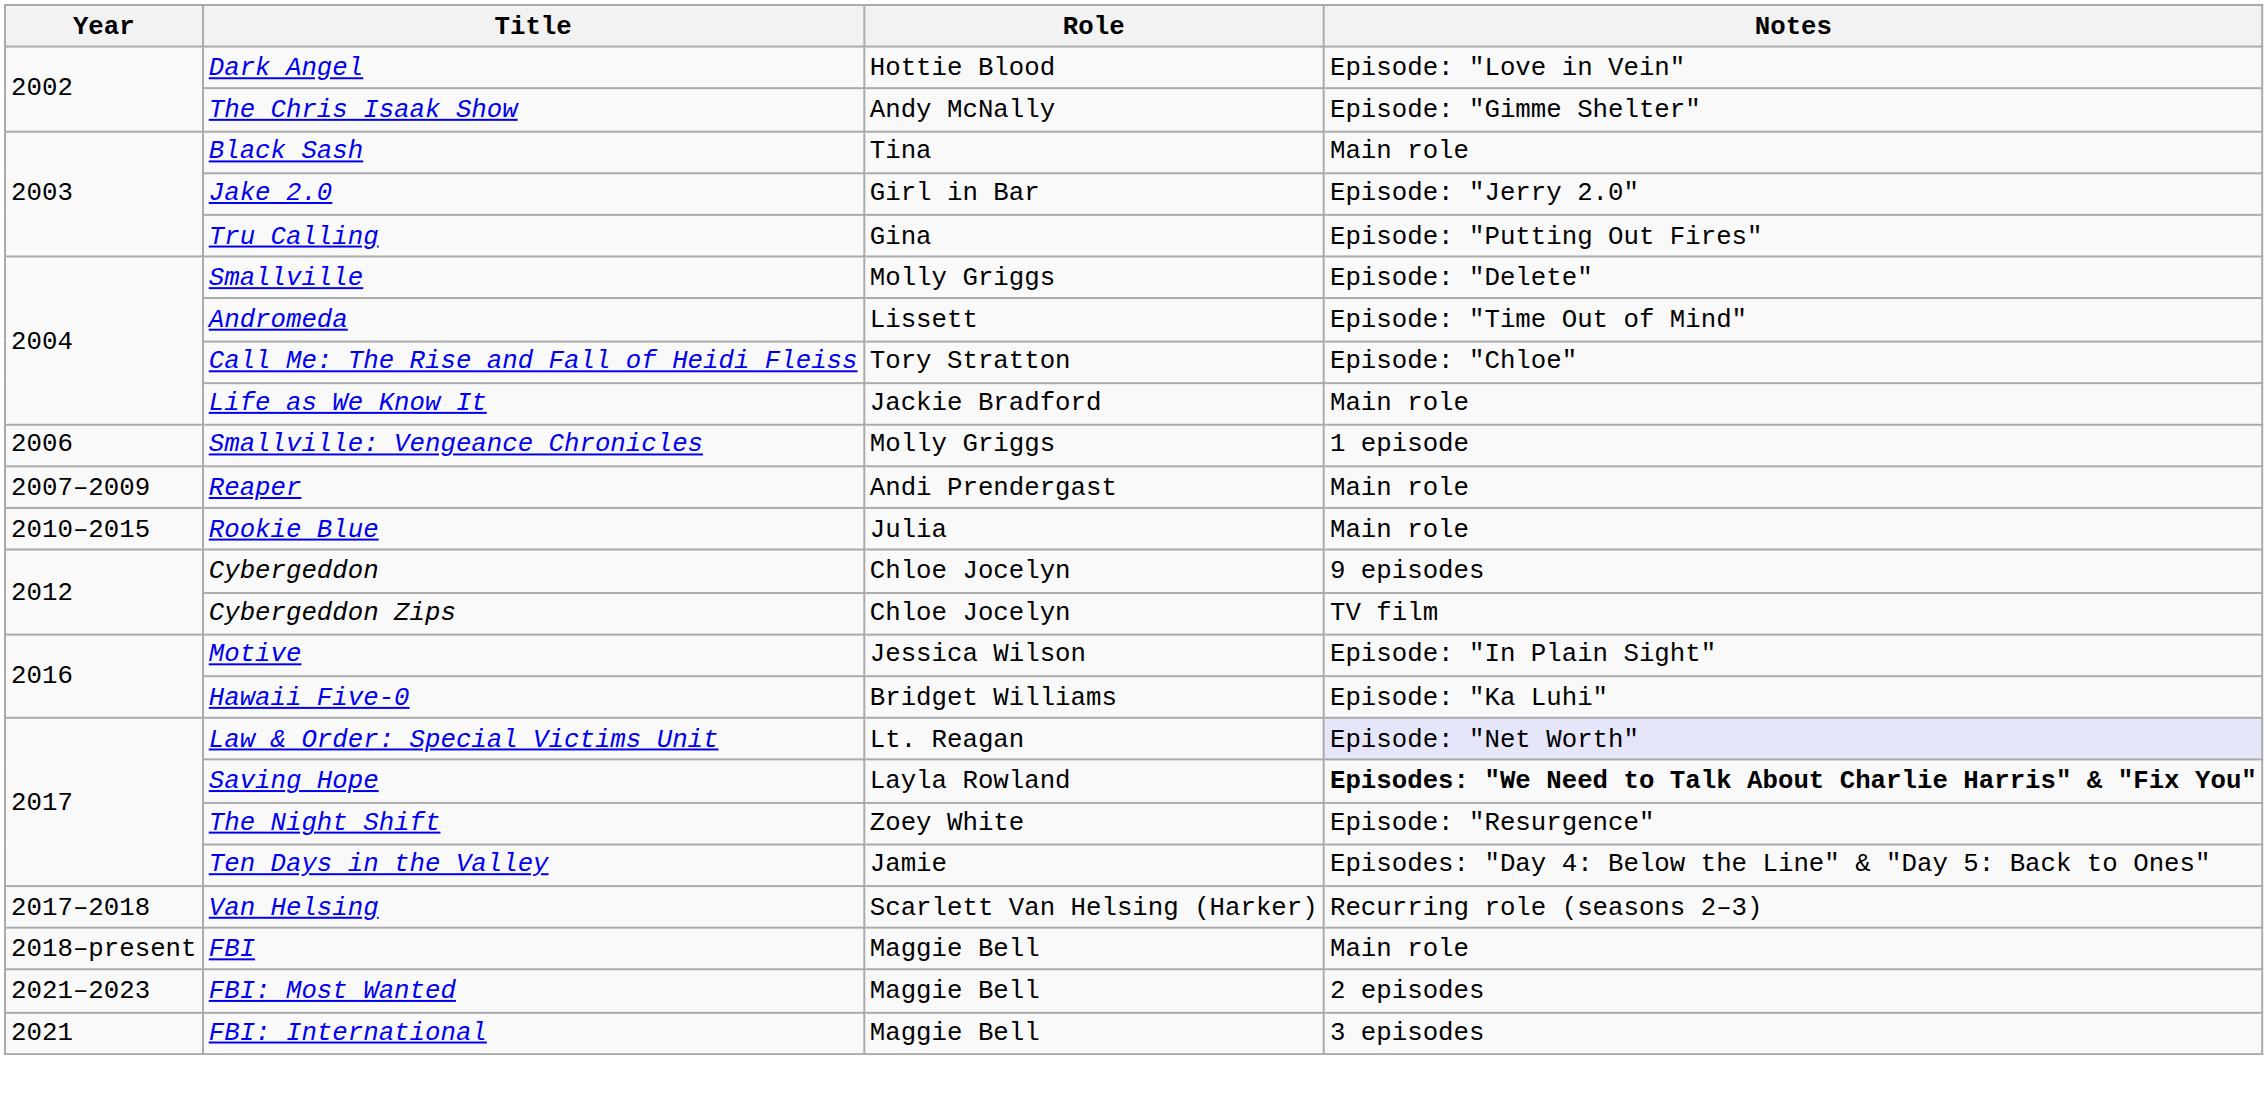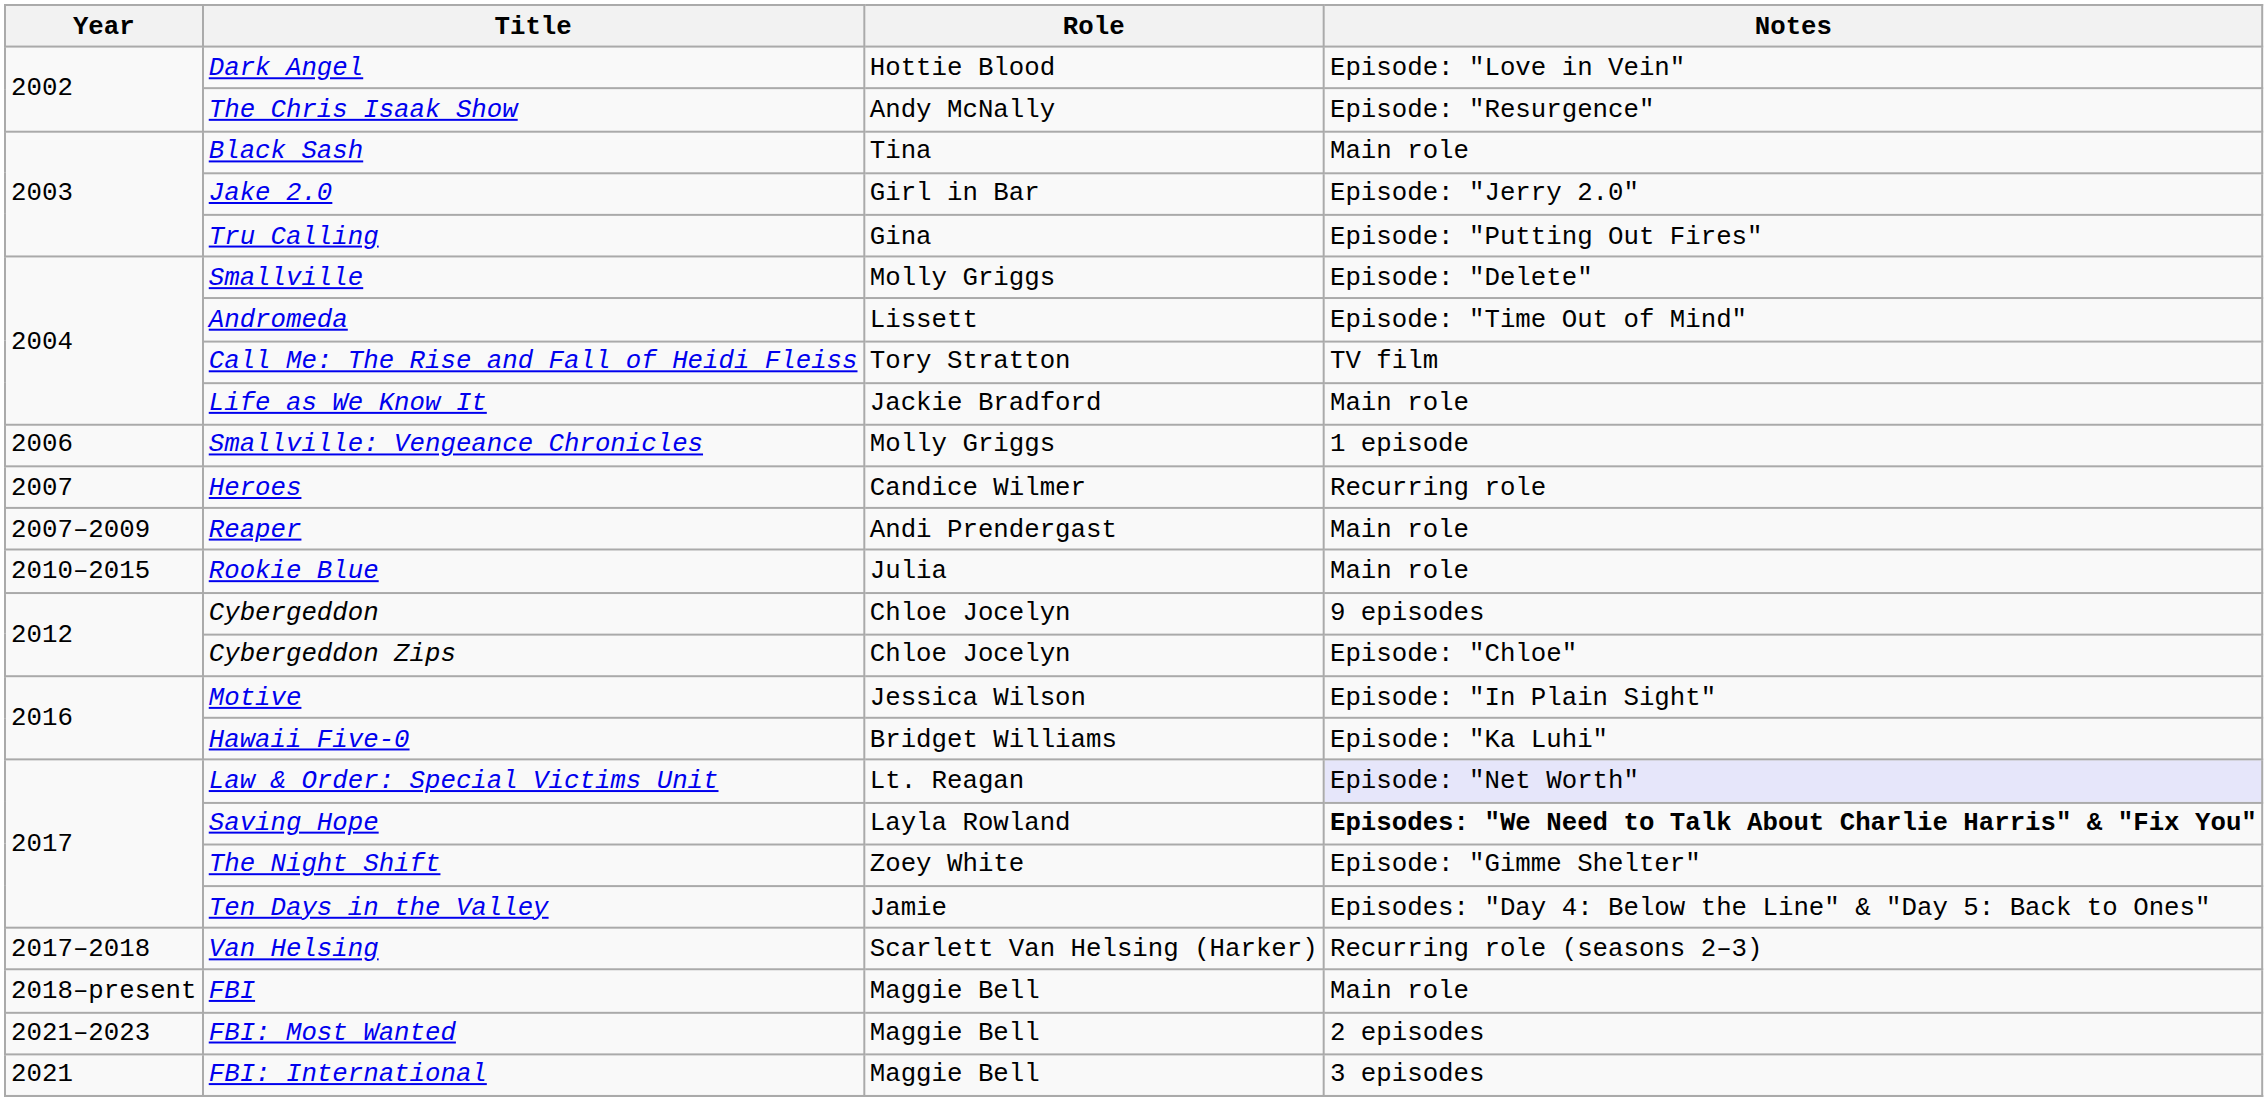(1515, 110) Episode: "Gimme Shelter" -> (1492, 110) Episode: "Resurgence"
(1454, 362) Episode: "Chloe" -> (1384, 362) TV film
+ row: (255, 487)
(1384, 613) TV film -> (1454, 655) Episode: "Chloe"
(1492, 823) Episode: "Resurgence" -> (1515, 865) Episode: "Gimme Shelter"
